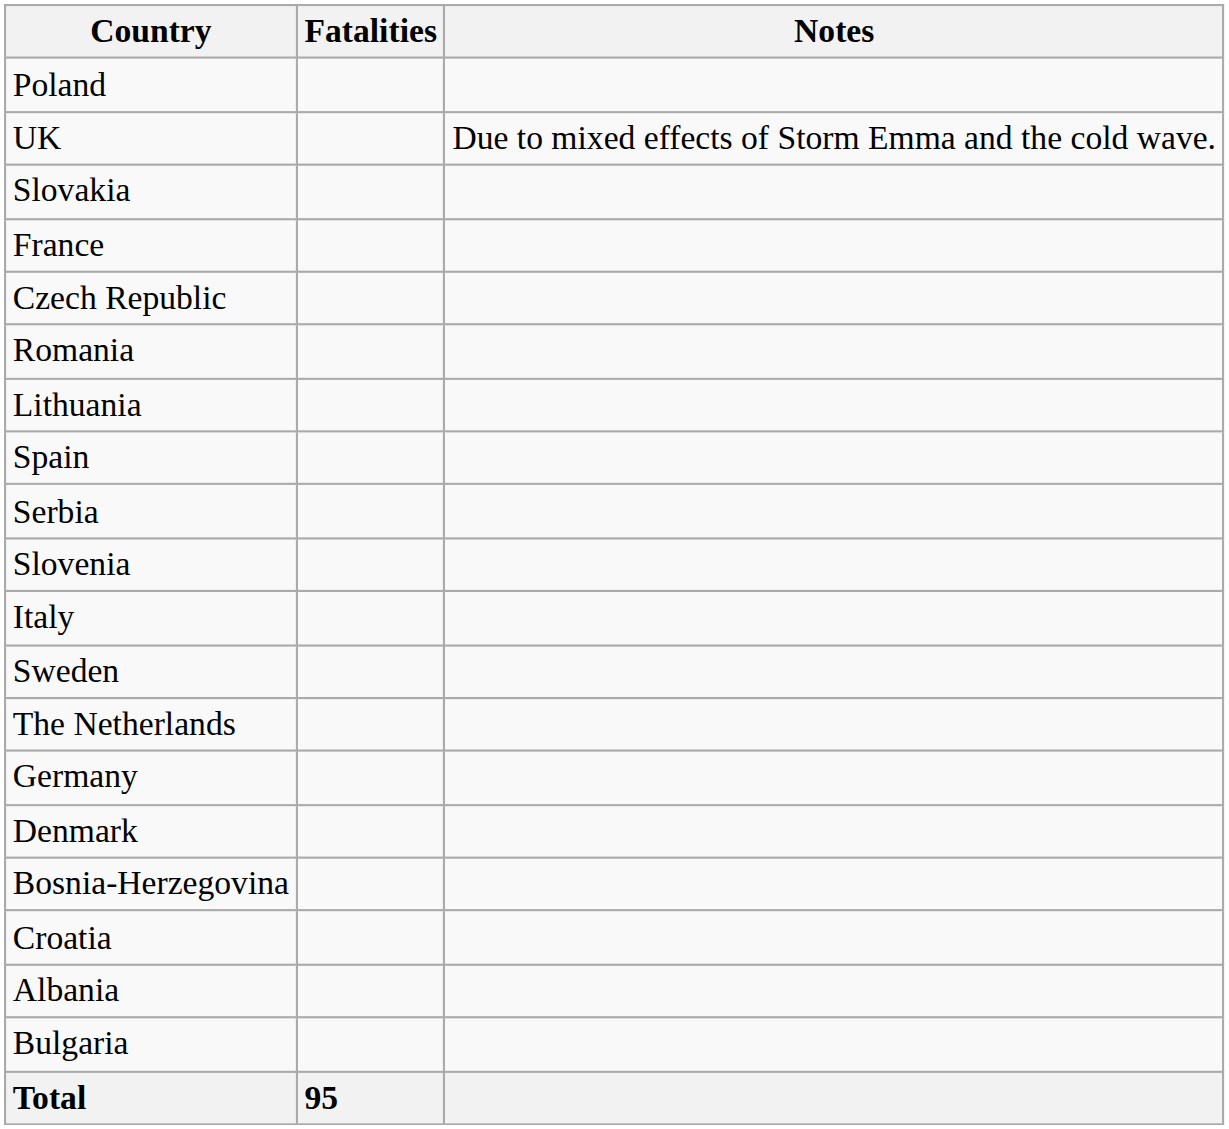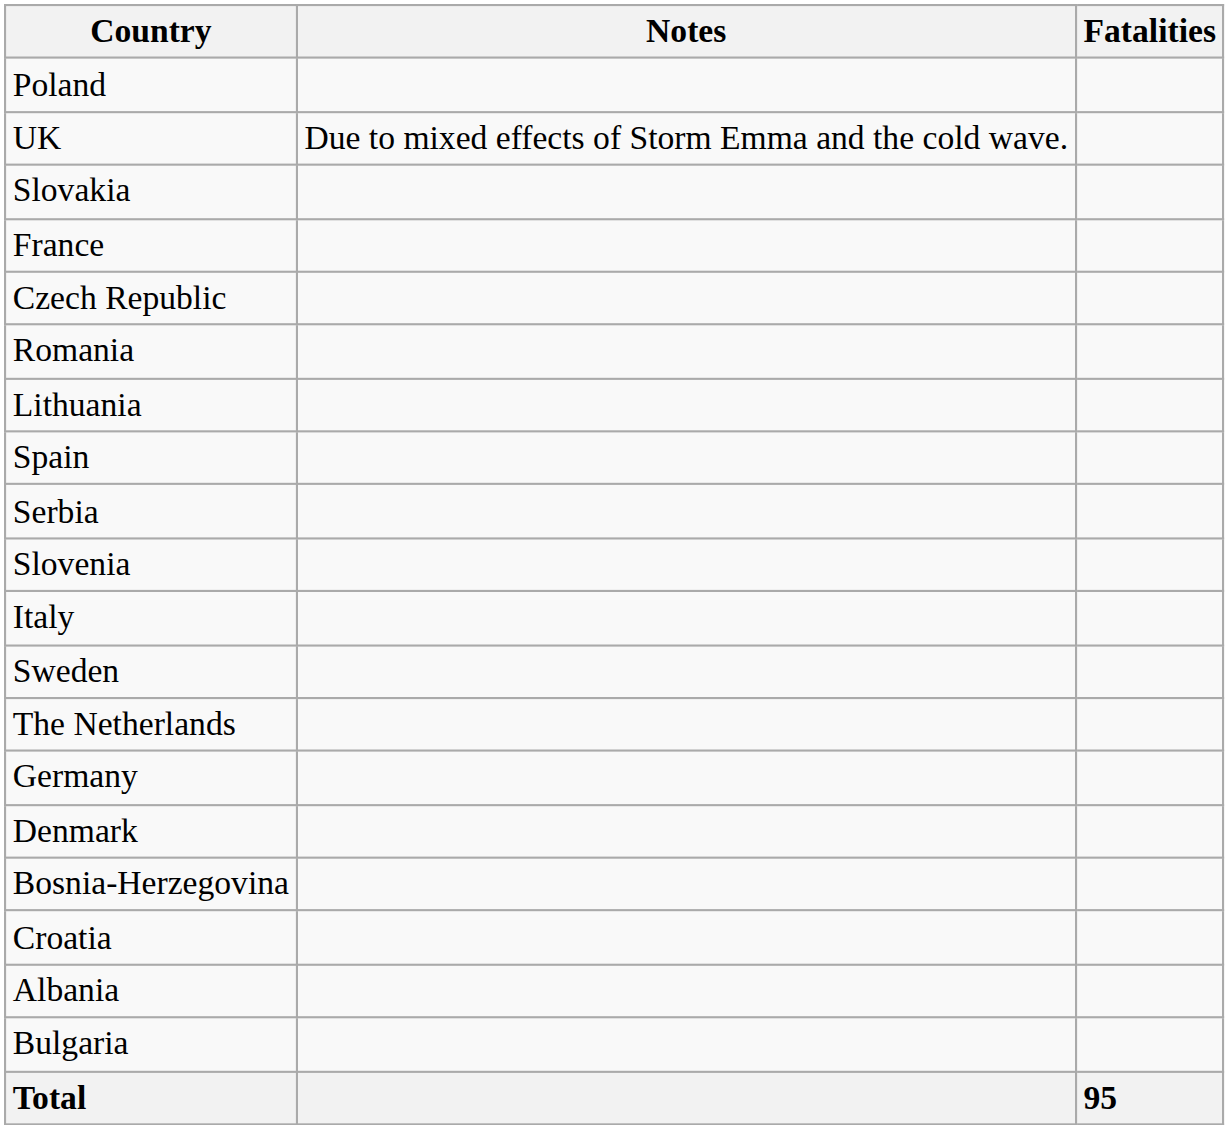columns swapped: (371, 31) <-> (834, 31)
